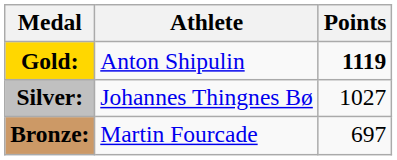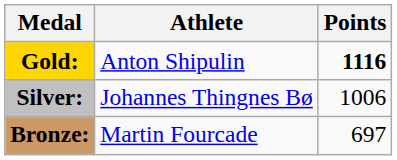(364, 60) 1119 -> (364, 60) 1116
(363, 97) 1027 -> (363, 97) 1006
